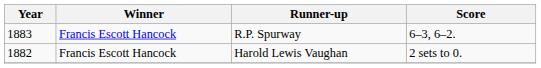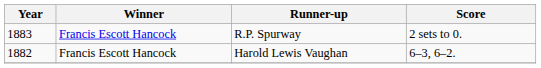(432, 33) 6–3, 6–2. -> (436, 33) 2 sets to 0.
(436, 53) 2 sets to 0. -> (432, 53) 6–3, 6–2.
